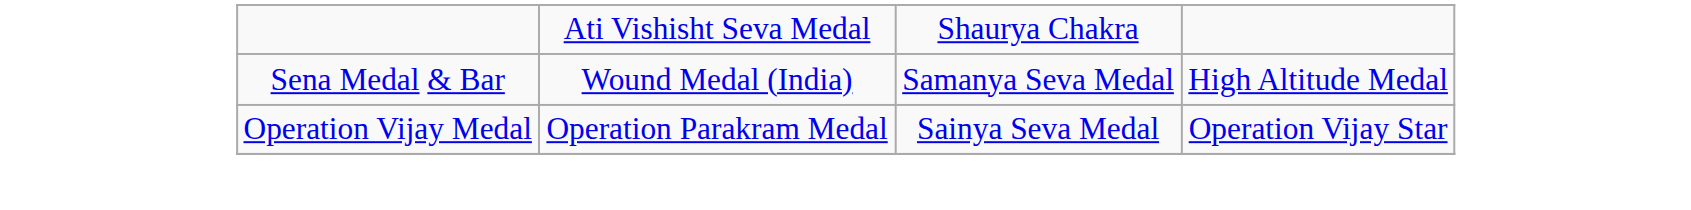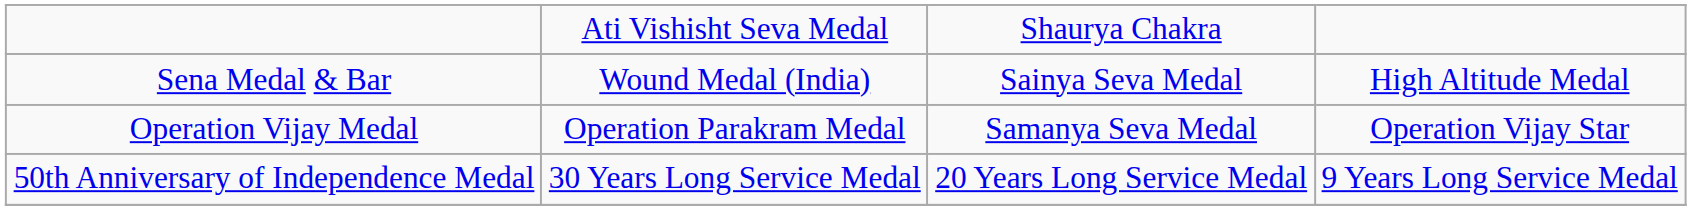(1038, 79) Samanya Seva Medal -> (1121, 79) Sainya Seva Medal
(1038, 128) Sainya Seva Medal -> (1121, 128) Samanya Seva Medal
+ row: (274, 178)
